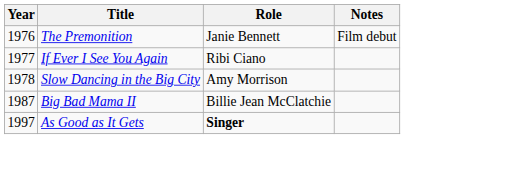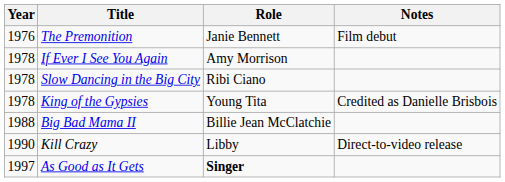(21, 58) 1977 -> (21, 58) 1978
(236, 58) Ribi Ciano -> (247, 58) Amy Morrison
(247, 79) Amy Morrison -> (236, 79) Ribi Ciano
+ row: (94, 101)
(21, 101) 1987 -> (21, 123) 1988
+ row: (69, 144)
